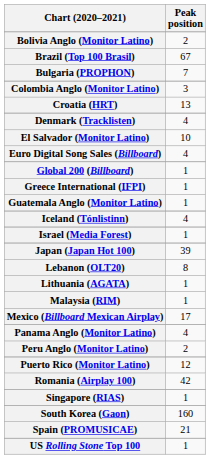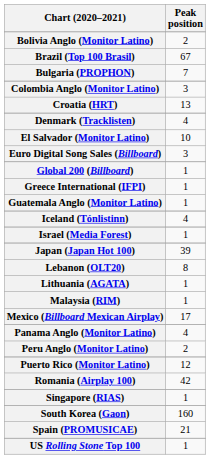(185, 154) 4 -> (185, 154) 3
